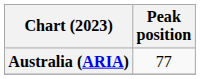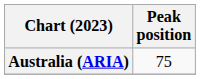(164, 61) 77 -> (164, 61) 75
